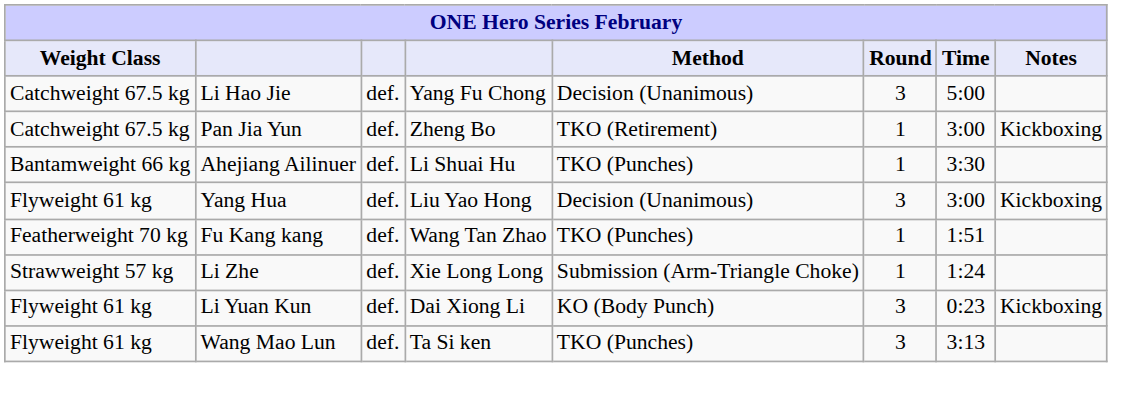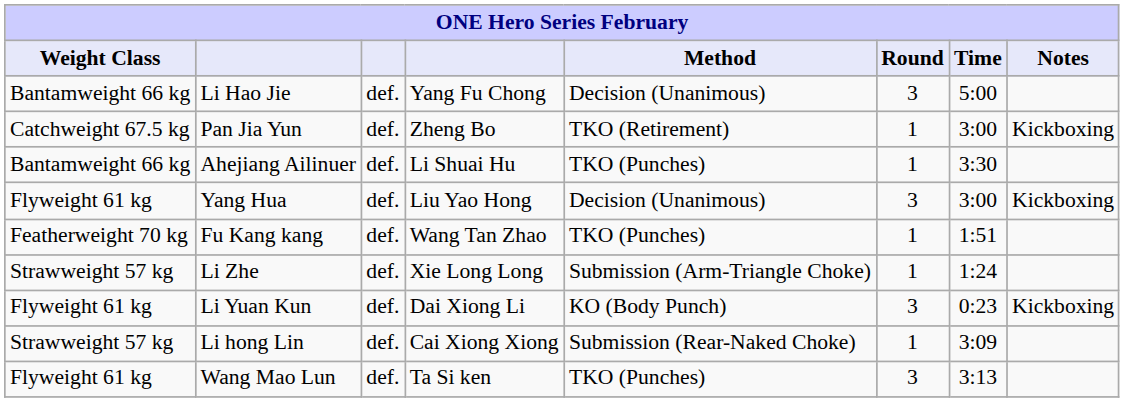(100, 93) Catchweight 67.5 kg -> (100, 93) Bantamweight 66 kg
+ row: (252, 342)
